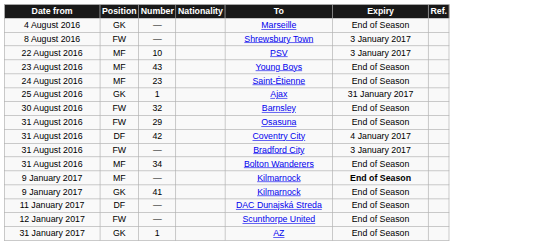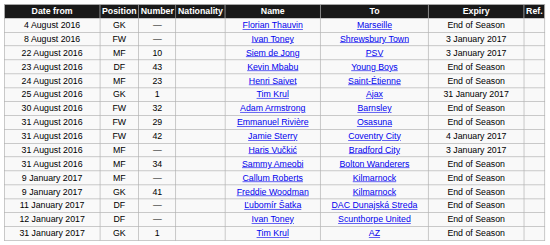+ column: (273, 12)
(119, 67) MF -> (119, 67) DF
(119, 137) DF -> (119, 137) FW
(119, 150) FW -> (119, 150) MF
(381, 178) bold -> (476, 178) normal
(119, 220) FW -> (119, 220) DF
